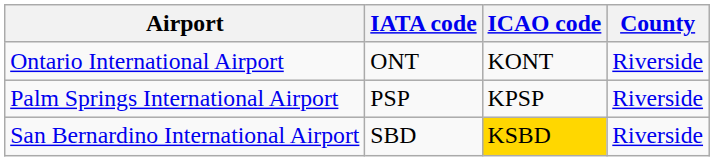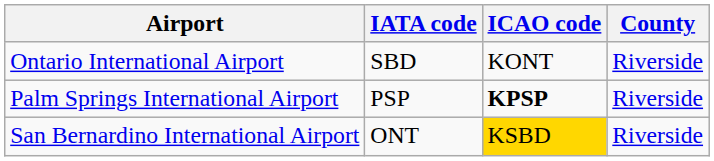(395, 60) ONT -> (393, 60) SBD
(516, 98) normal -> (518, 98) bold
(393, 135) SBD -> (395, 135) ONT
